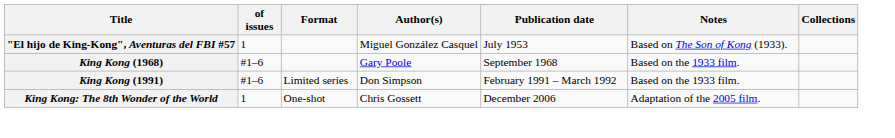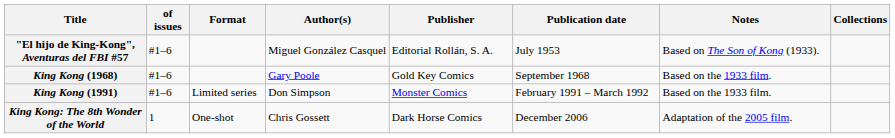+ column: (451, 19)
(243, 44) 1 -> (160, 50) #1–6
